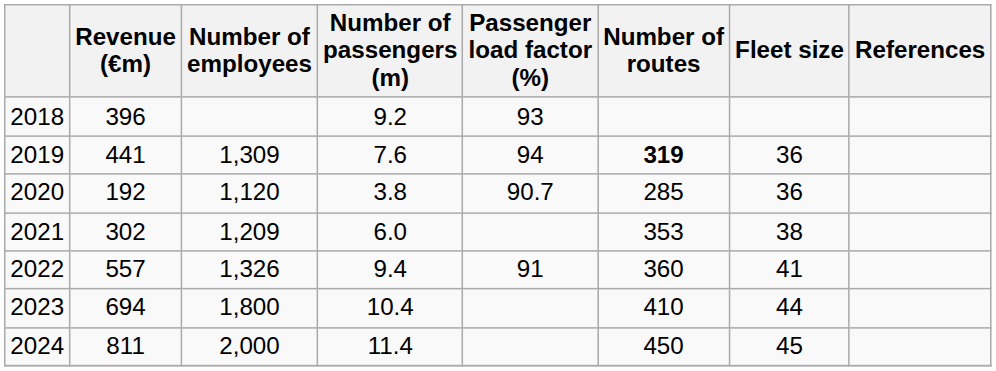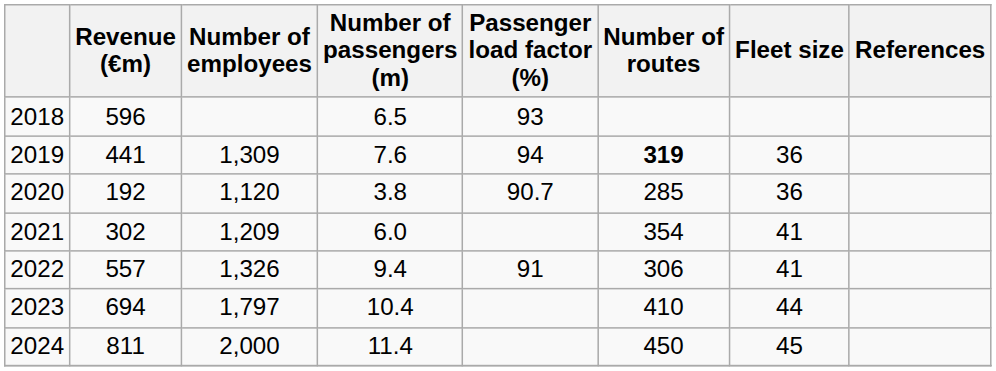(126, 116) 396 -> (126, 116) 596
(390, 116) 9.2 -> (390, 116) 6.5
(664, 231) 353 -> (664, 231) 354
(789, 231) 38 -> (789, 231) 41
(664, 269) 360 -> (664, 269) 306
(250, 307) 1,800 -> (250, 307) 1,797
